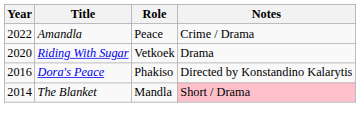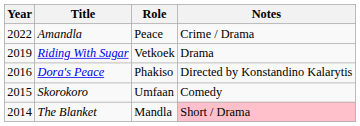(20, 53) 2020 -> (20, 53) 2019
+ row: (63, 92)
